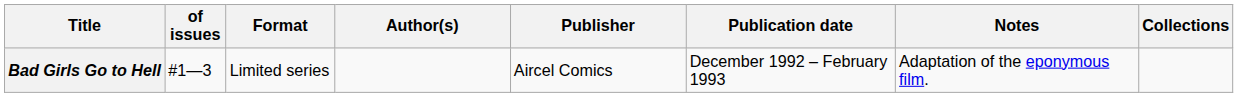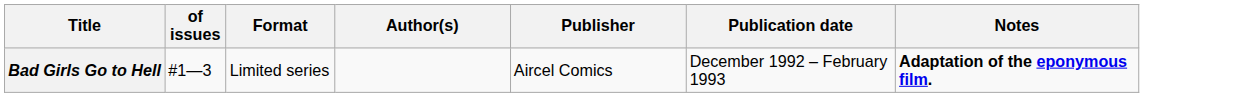- column: (1186, 26)
(1004, 70) normal -> (1013, 70) bold
